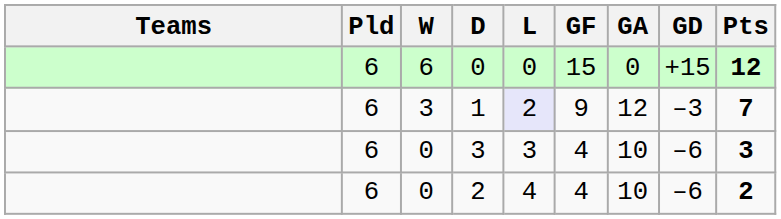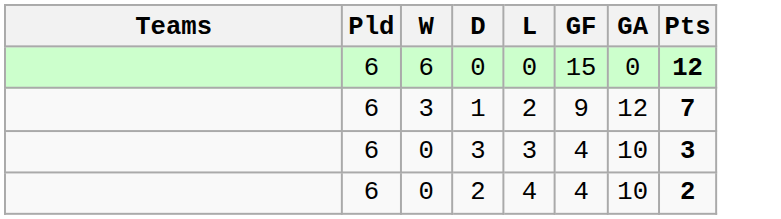- column: (688, 26)
(529, 109) lavender background -> (529, 109) no background
